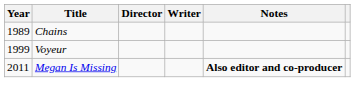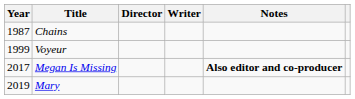(18, 31) 1989 -> (18, 31) 1987
(18, 67) 2011 -> (18, 67) 2017
+ row: (47, 85)
